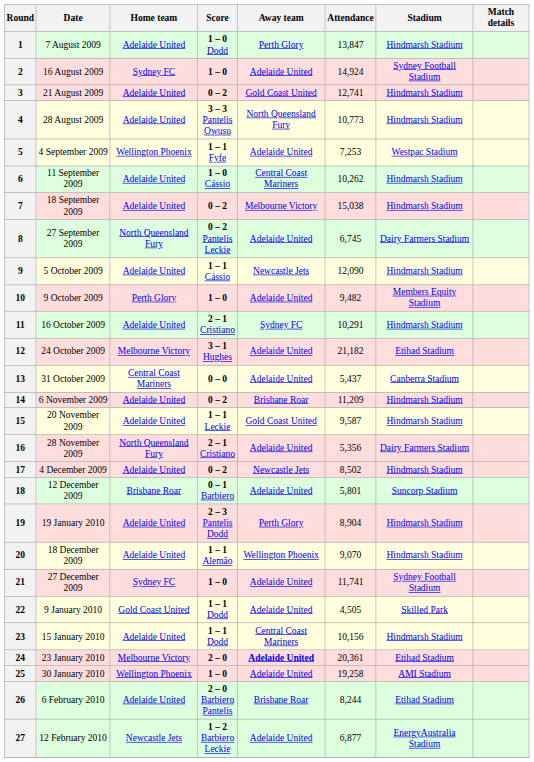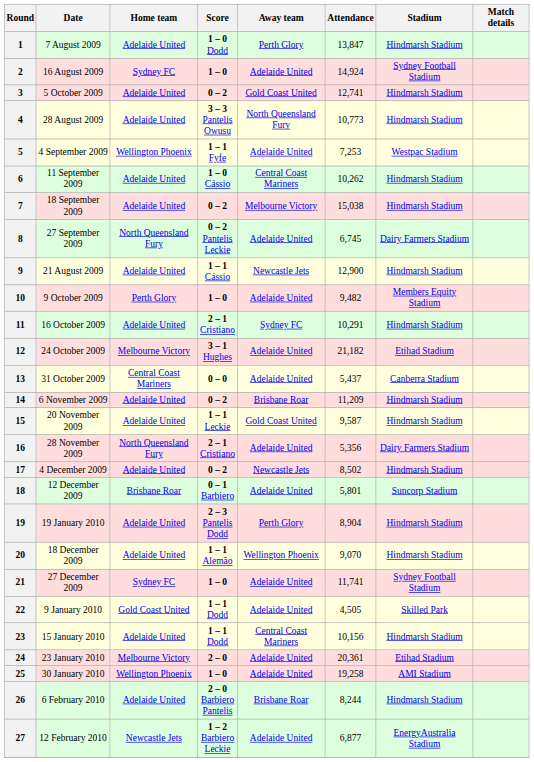(73, 93) 21 August 2009 -> (73, 93) 5 October 2009
(73, 271) 5 October 2009 -> (73, 271) 21 August 2009
(351, 271) 12,090 -> (351, 271) 12,900
(281, 658) bold -> (281, 658) normal
(425, 700) Etihad Stadium -> (425, 700) Hindmarsh Stadium
